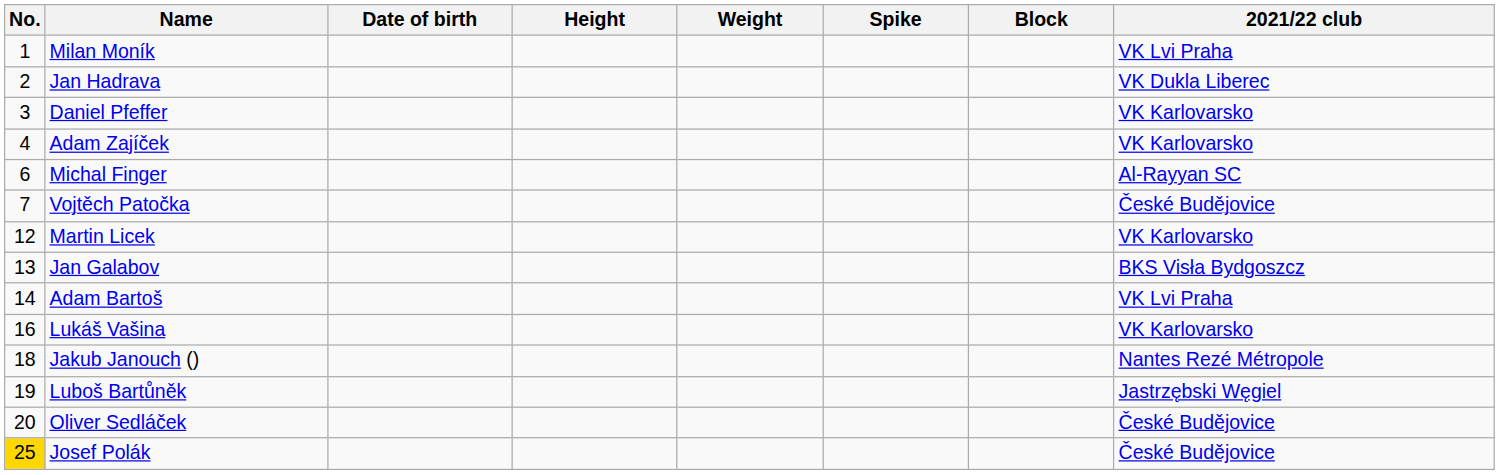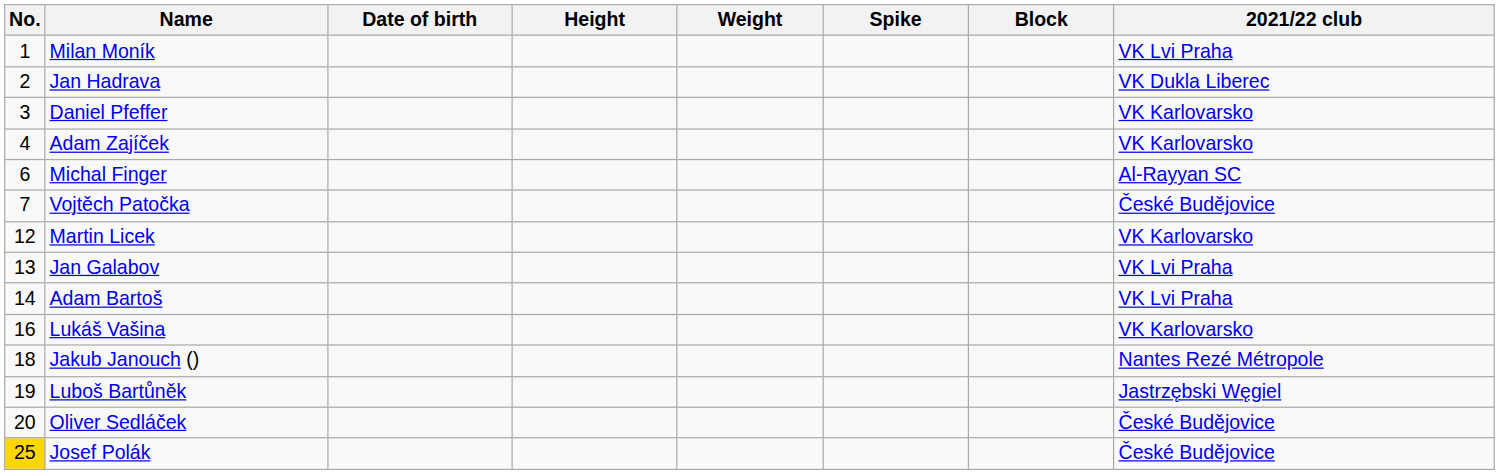(1212, 267) BKS Visła Bydgoszcz -> (1176, 267) VK Lvi Praha
